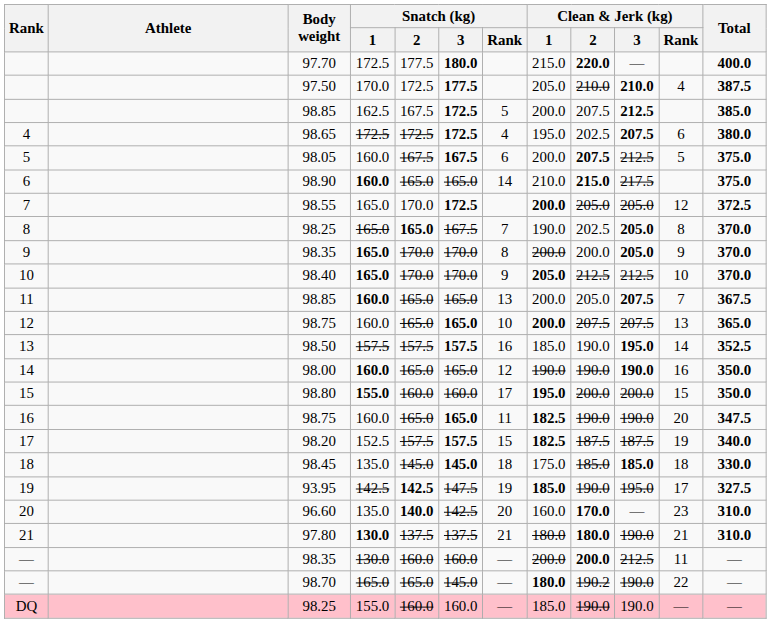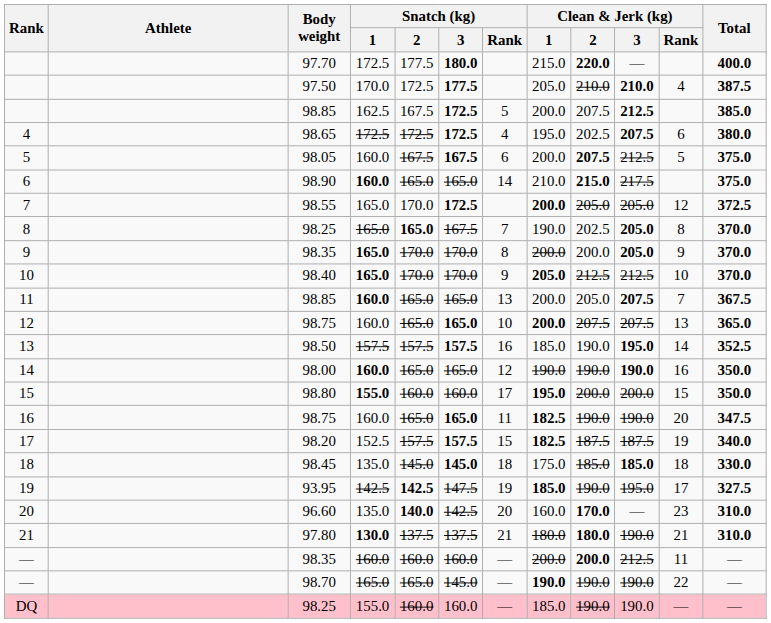(373, 559) 130.0 -> (373, 559) 160.0
(549, 582) 180.0 -> (549, 582) 190.0
(593, 582) 190.2 -> (593, 582) 190.0
